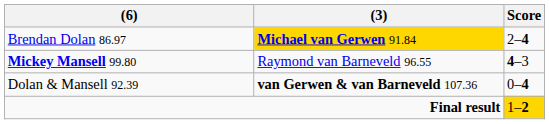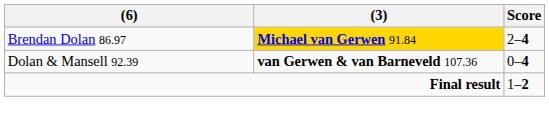- row: (72, 61)
(518, 107) gold background -> (518, 84) no background
